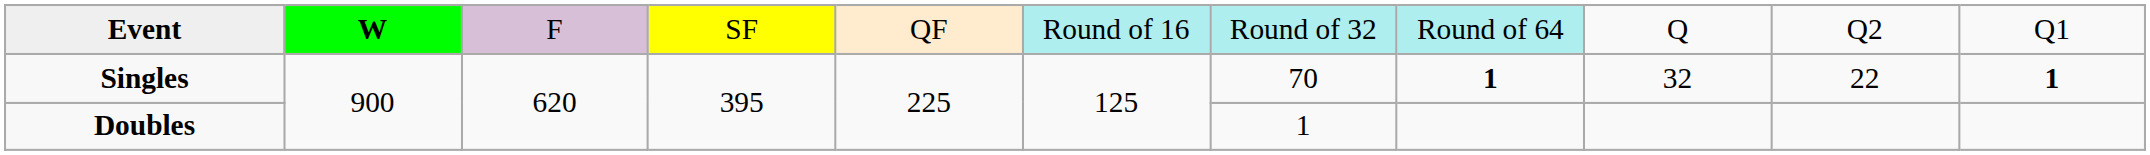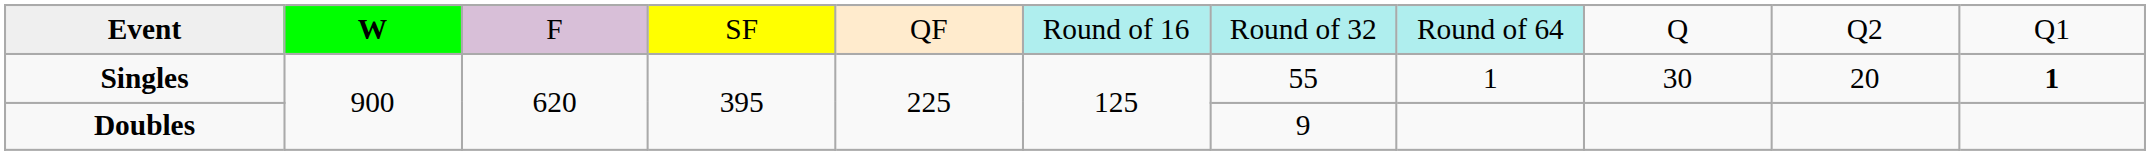(1303, 77) 70 -> (1303, 77) 55
(1490, 77) bold -> (1490, 77) normal
(1678, 77) 32 -> (1678, 77) 30
(1865, 77) 22 -> (1865, 77) 20
(1303, 126) 1 -> (1303, 126) 9
